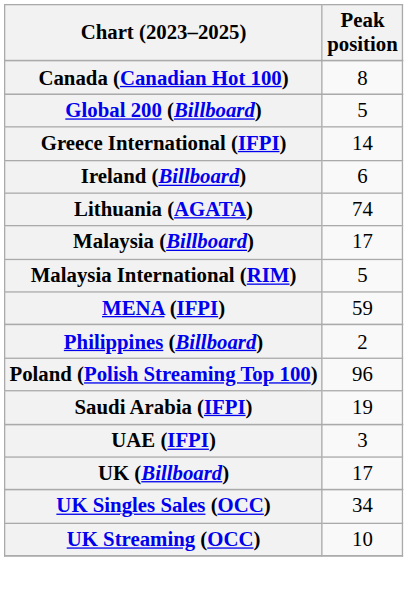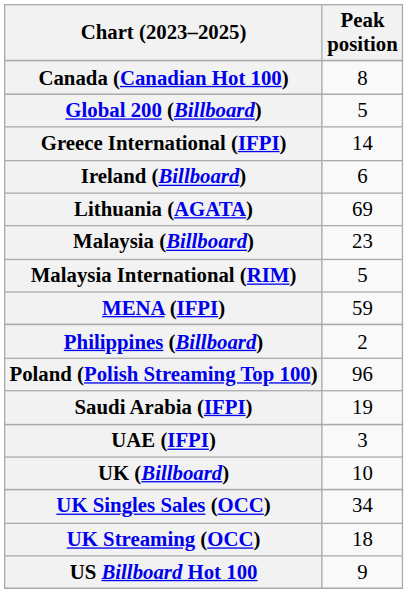(363, 209) 74 -> (363, 209) 69
(363, 242) 17 -> (363, 242) 23
(363, 473) 17 -> (363, 473) 10
(363, 539) 10 -> (363, 539) 18
+ row: (164, 572)
